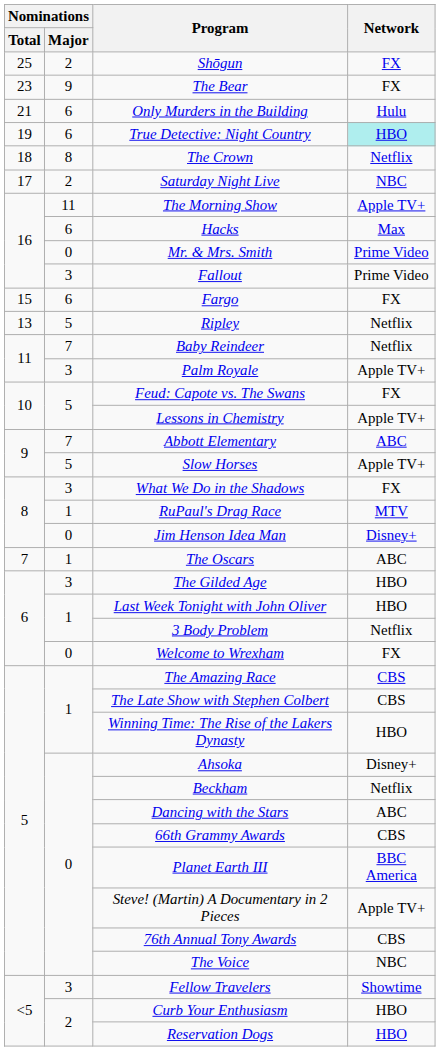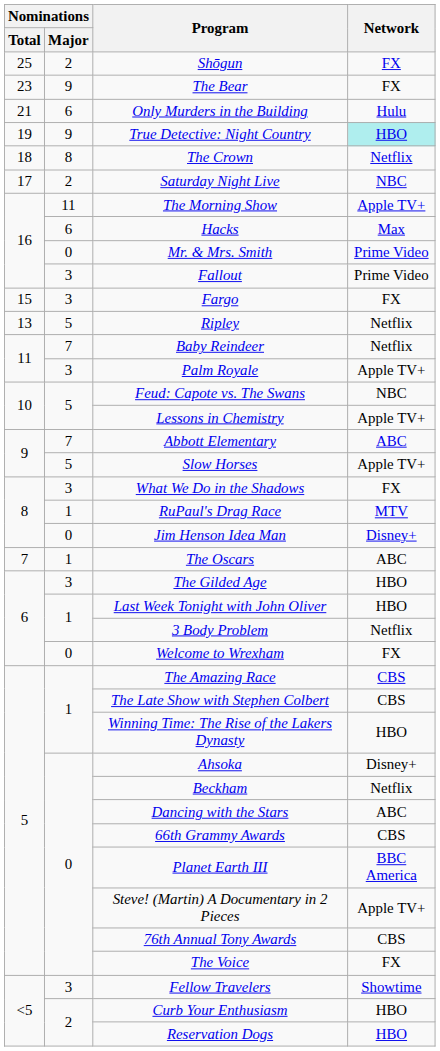(68, 134) 6 -> (68, 134) 9
(68, 299) 6 -> (68, 299) 3
(391, 393) FX -> (391, 393) NBC
(391, 963) NBC -> (391, 963) FX
